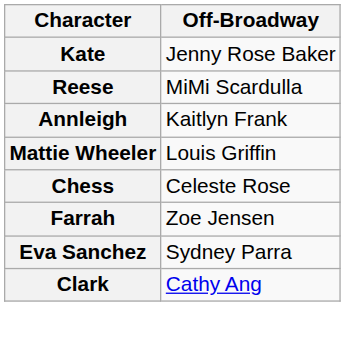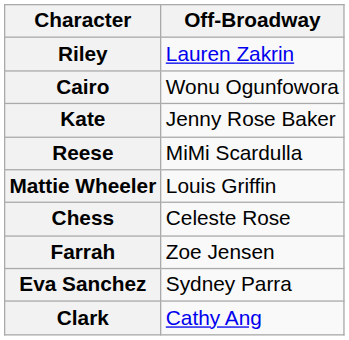+ row: (83, 53)
+ row: (83, 86)
- row: (83, 119)
